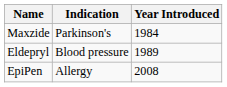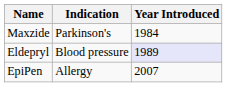(146, 52) no background -> (146, 52) lavender background
(146, 71) 2008 -> (146, 71) 2007
